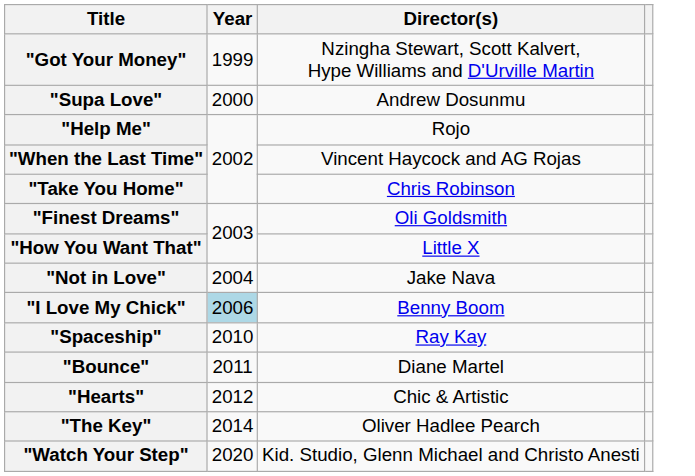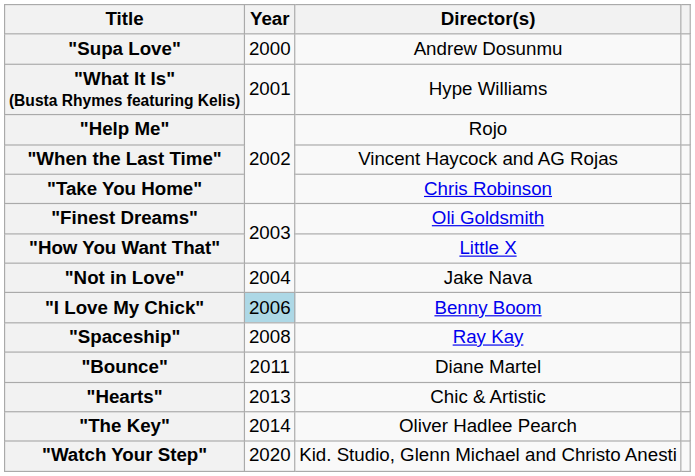- row: (106, 59)
+ row: (125, 89)
(233, 337) 2010 -> (270, 337) 2008
(233, 396) 2012 -> (270, 396) 2013
